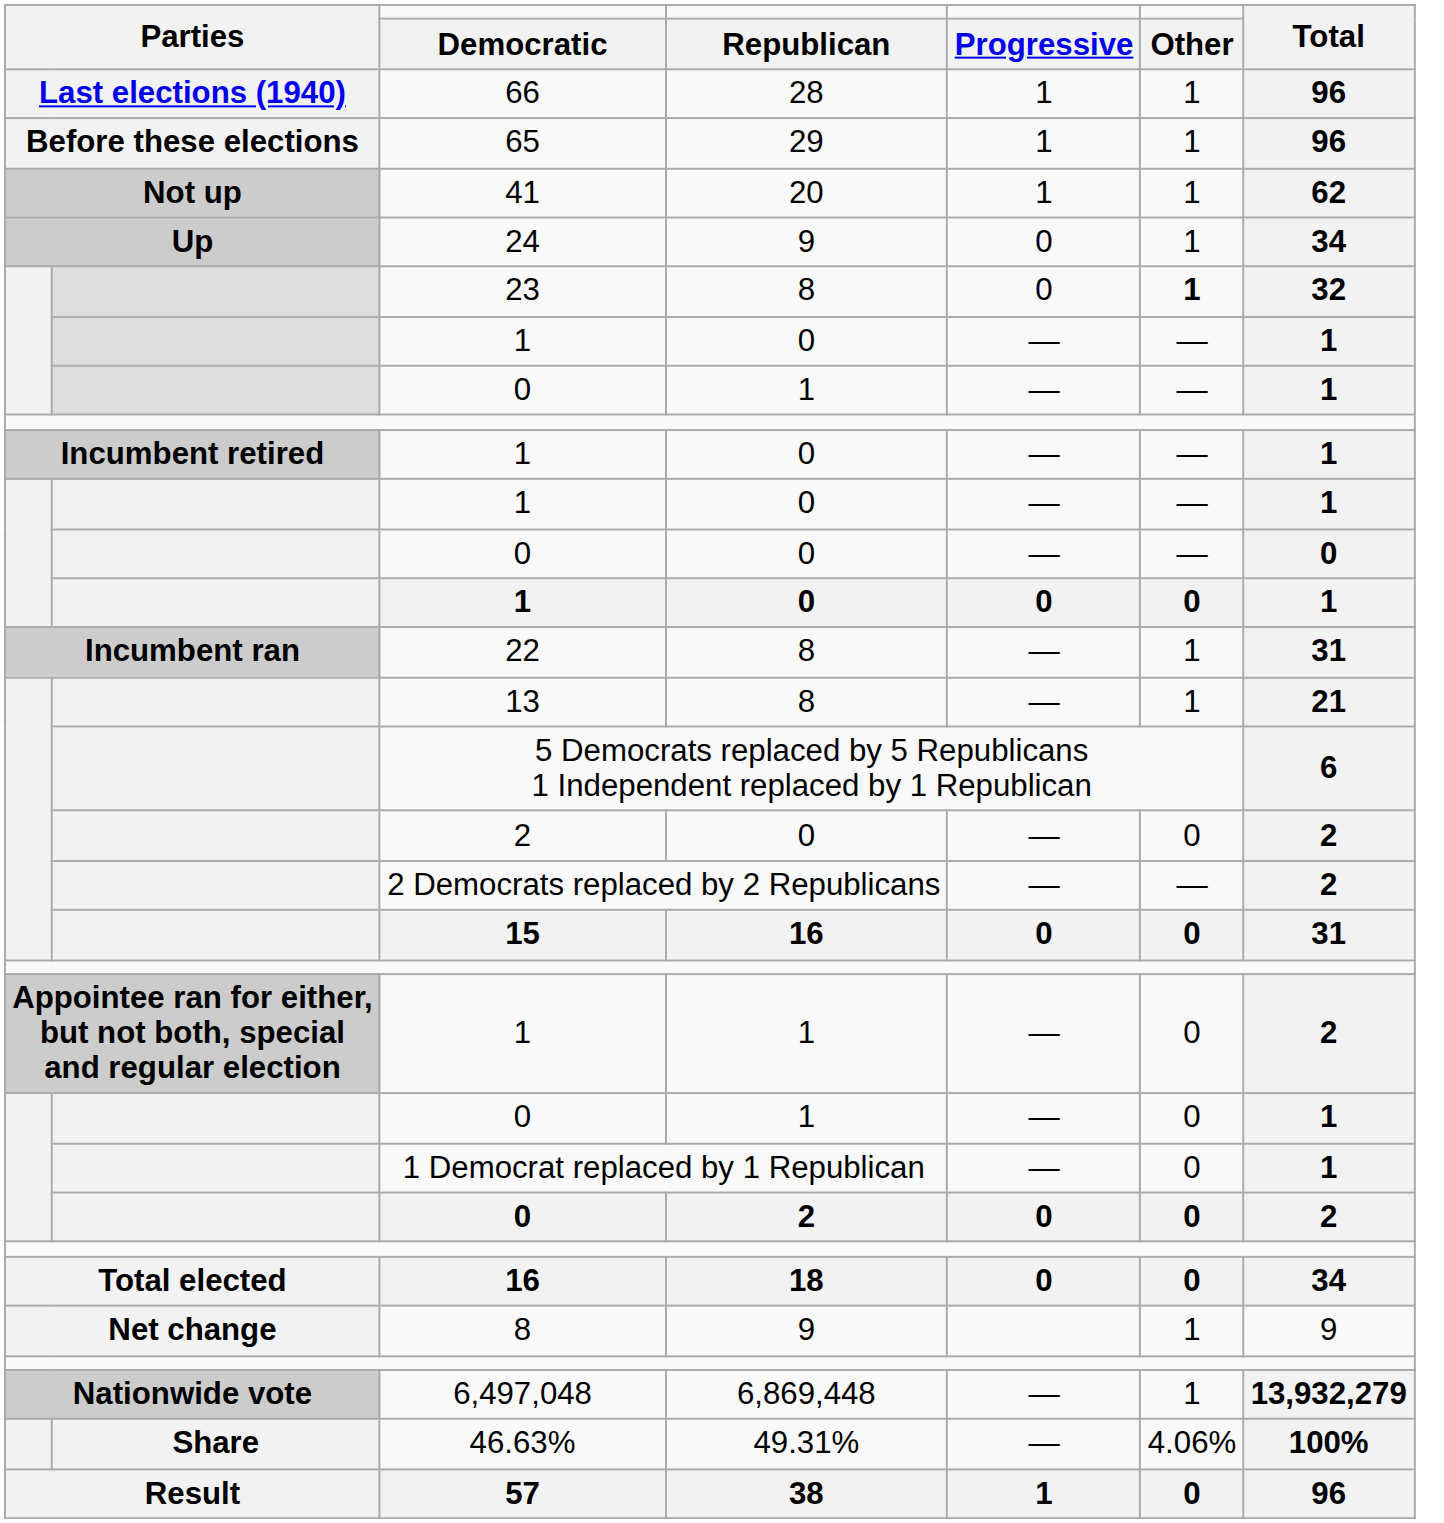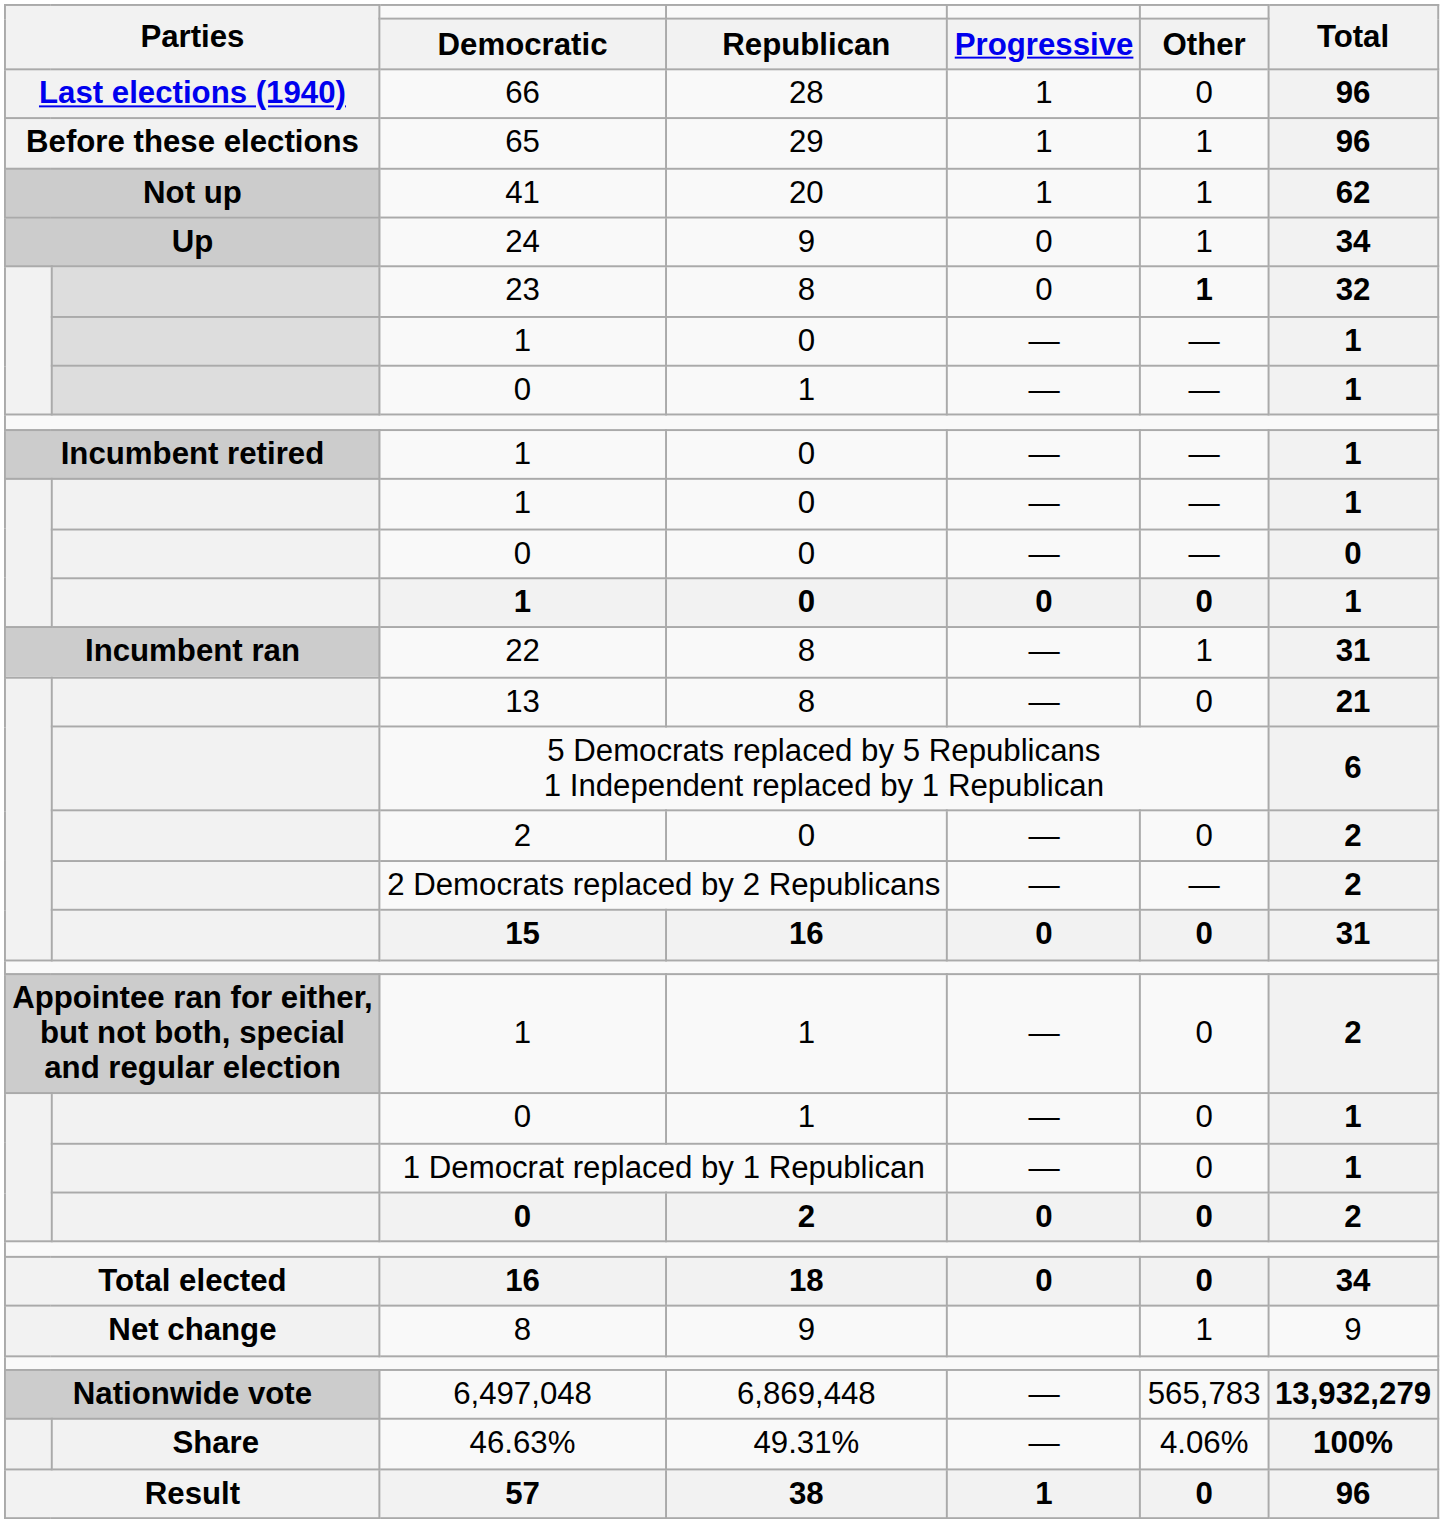(1192, 93) 1 -> (1204, 93) 0
(1192, 701) 1 -> (1204, 701) 0
(1192, 1393) 1 -> (1204, 1393) 565,783
